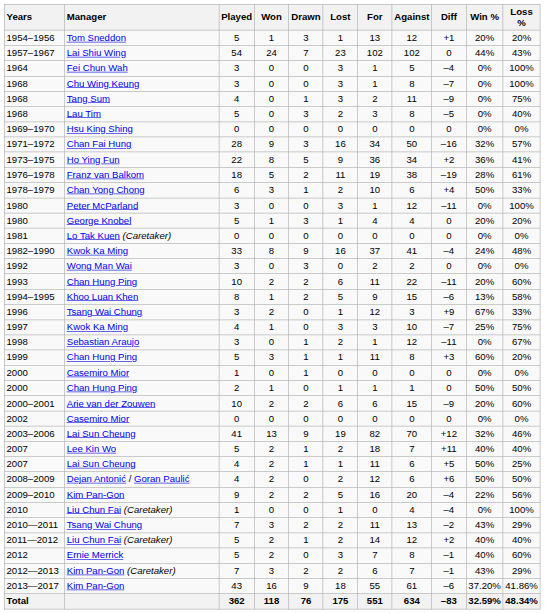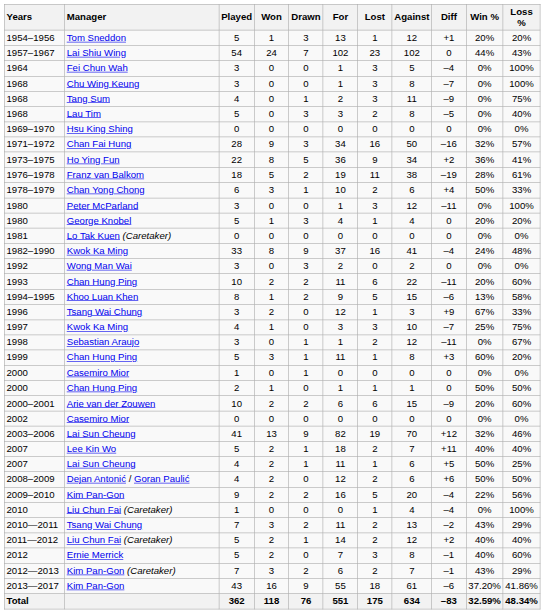columns swapped: (340, 17) <-> (375, 17)
